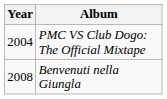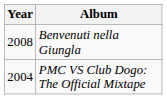rows swapped: (93, 42) <-> (79, 76)
